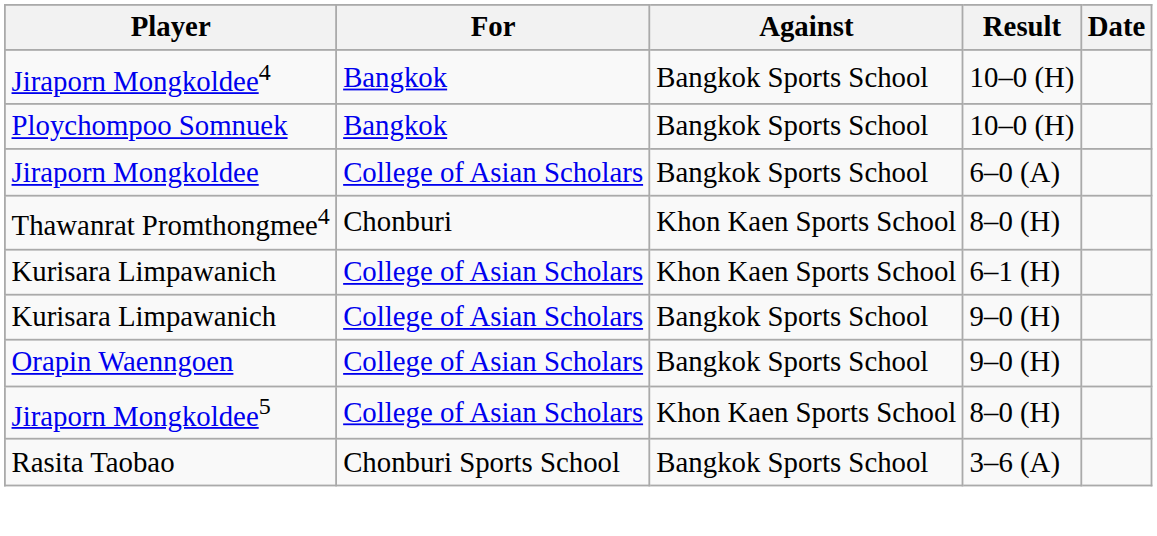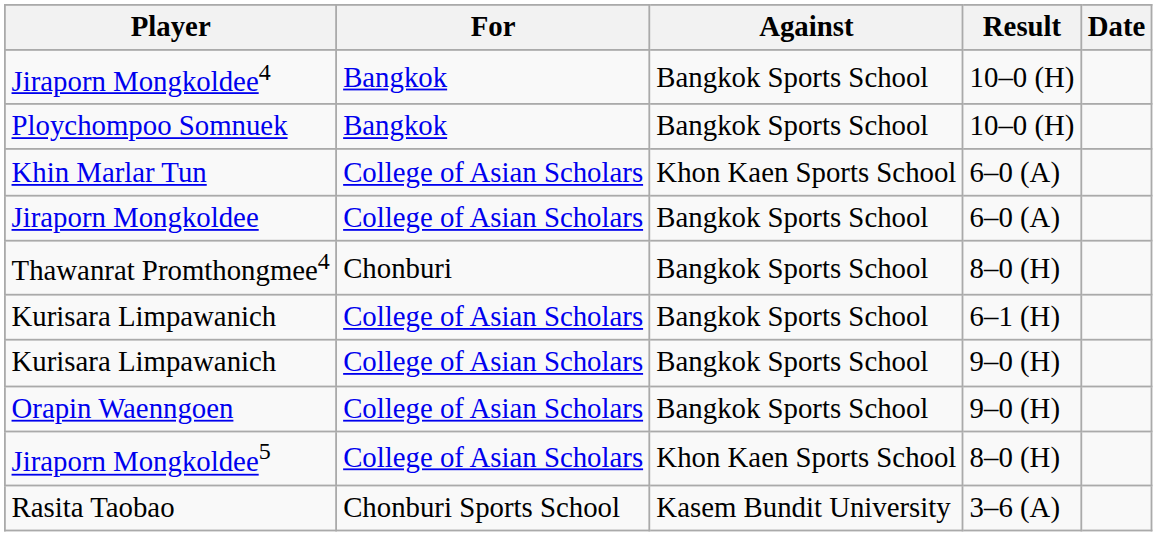+ row: (109, 172)
(806, 221) Khon Kaen Sports School -> (792, 267) Bangkok Sports School
(806, 271) Khon Kaen Sports School -> (792, 316) Bangkok Sports School
(792, 461) Bangkok Sports School -> (804, 507) Kasem Bundit University
